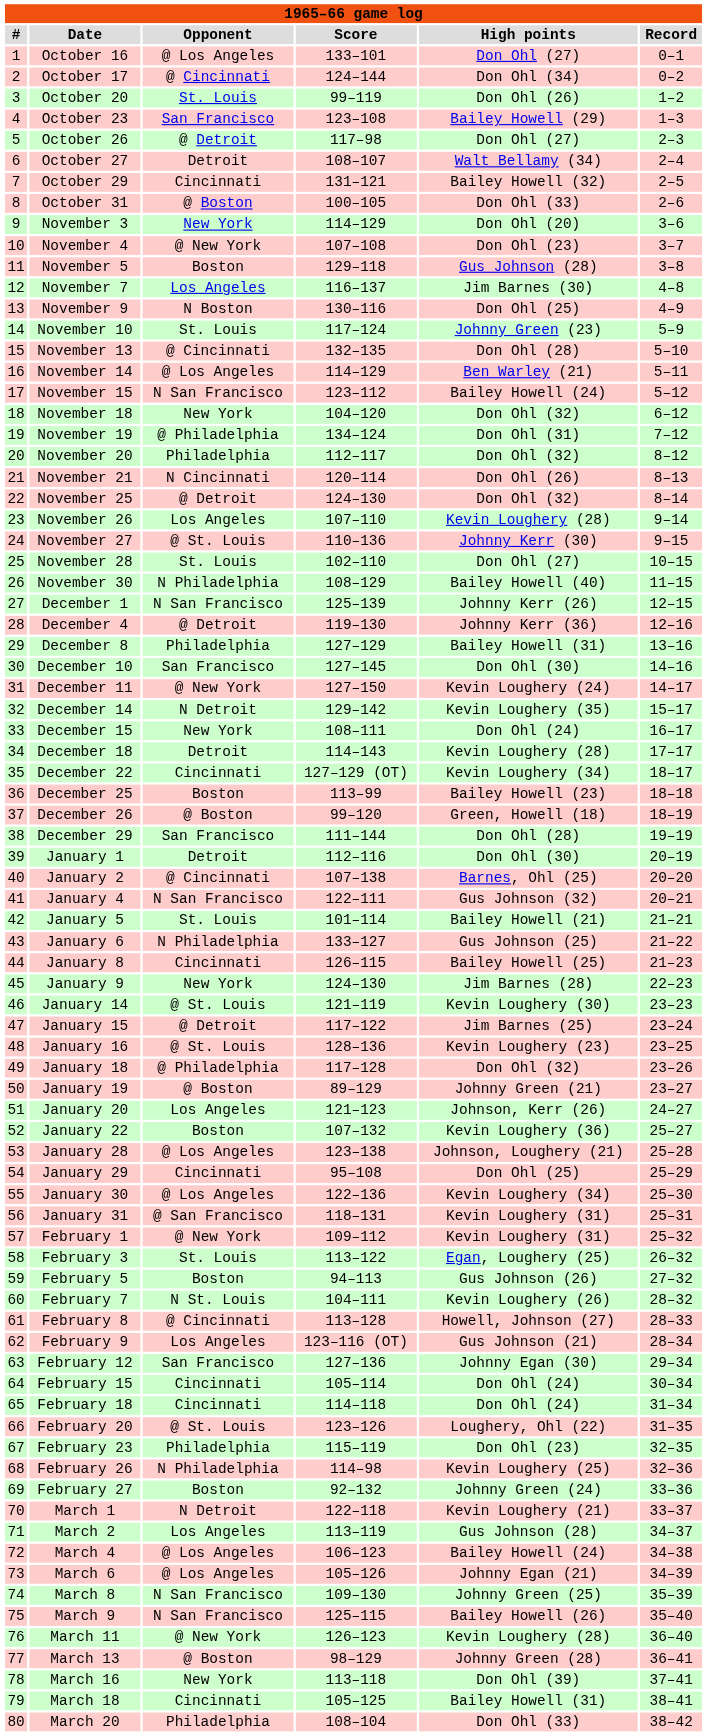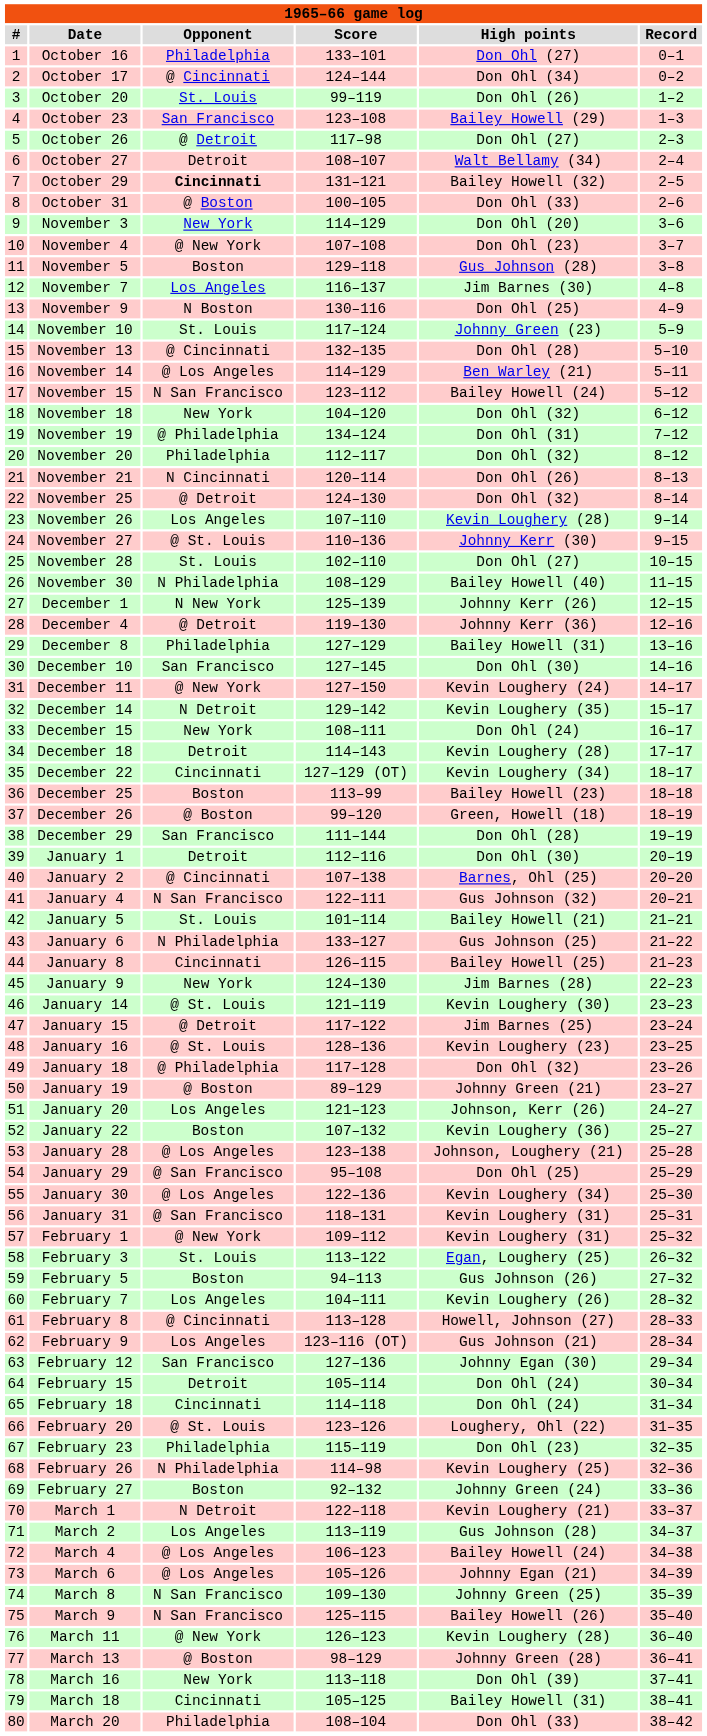(218, 55) @ Los Angeles -> (218, 55) Philadelphia
(218, 182) normal -> (218, 182) bold
(218, 604) N San Francisco -> (218, 604) N New York
(218, 1173) Cincinnati -> (218, 1173) @ San Francisco
(218, 1300) N St. Louis -> (218, 1300) Los Angeles
(218, 1384) Cincinnati -> (218, 1384) Detroit
